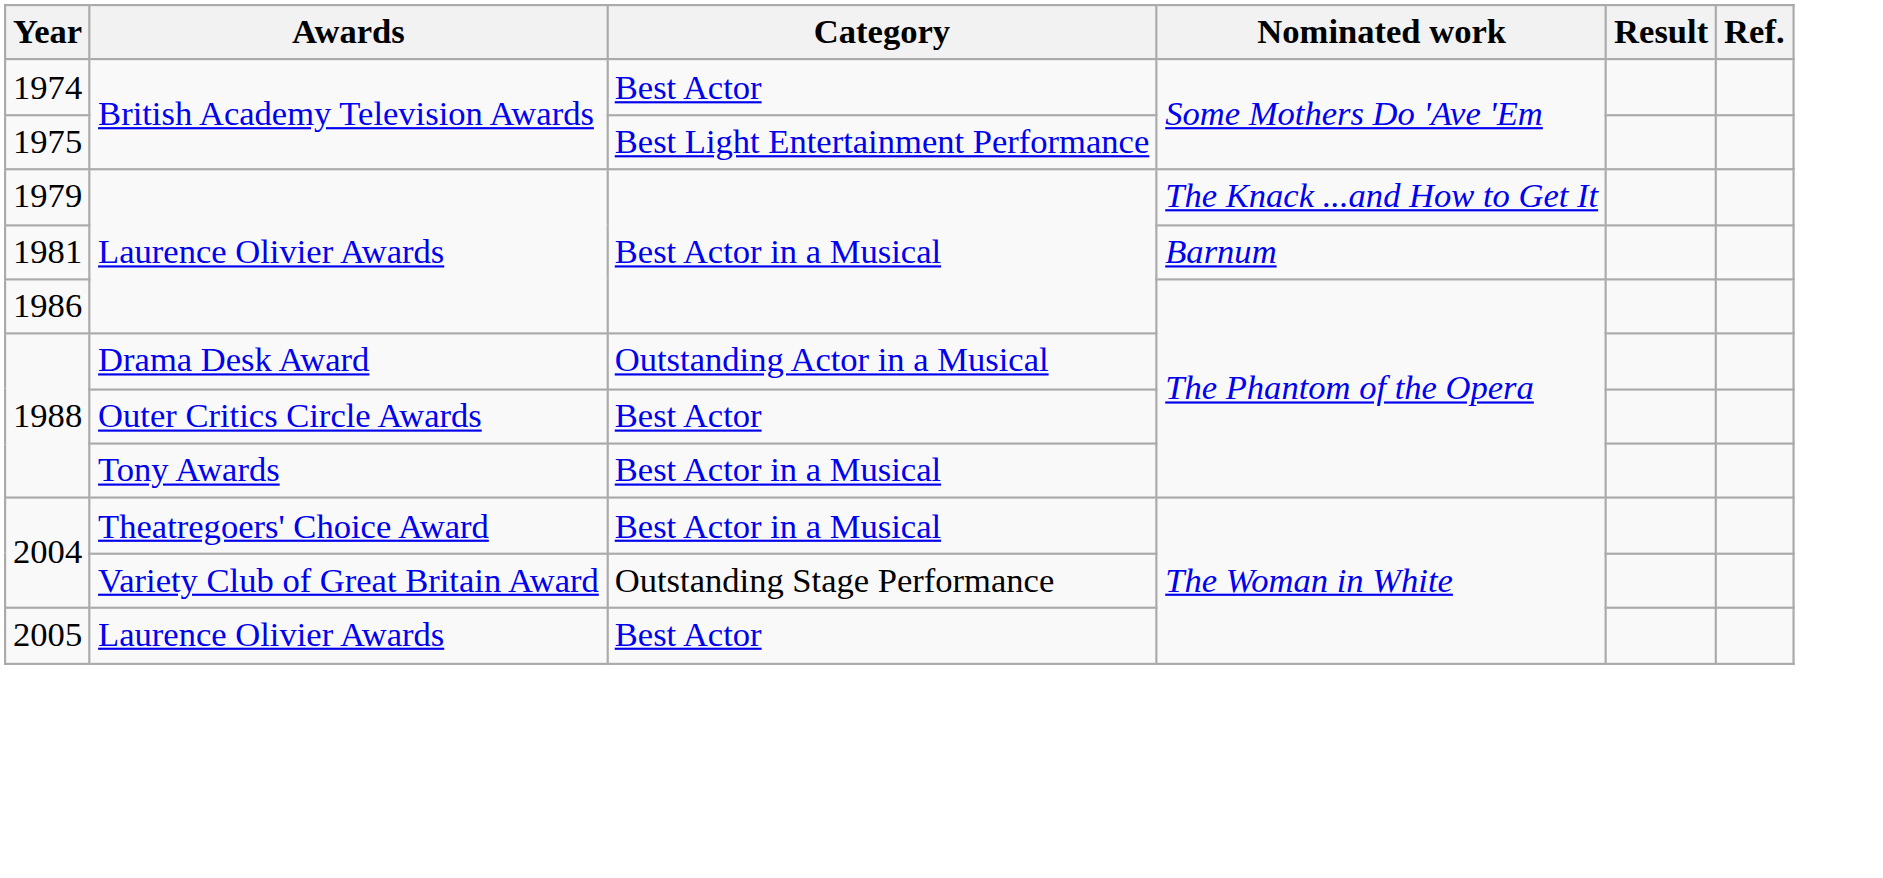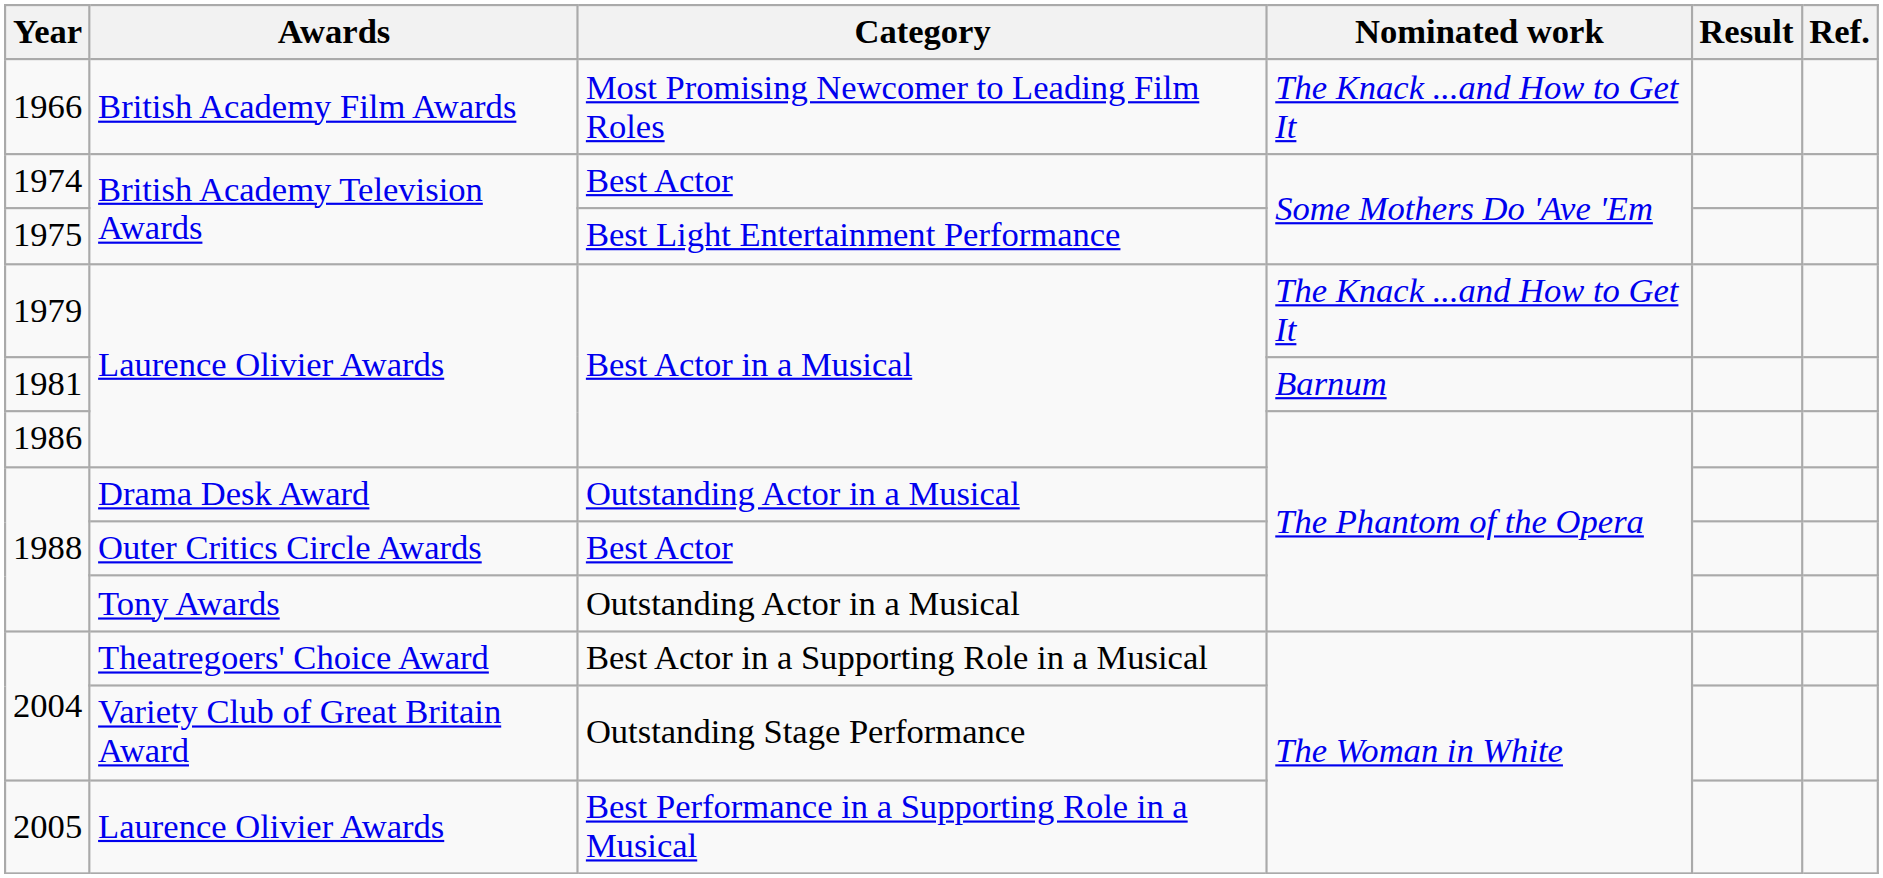+ row: (48, 106)
(778, 470) Best Actor in a Musical -> (803, 602) Outstanding Actor in a Musical
(778, 525) Best Actor in a Musical -> (897, 657) Best Actor in a Supporting Role in a Musical
(688, 634) Best Actor -> (887, 825) Best Performance in a Supporting Role in a Musical
